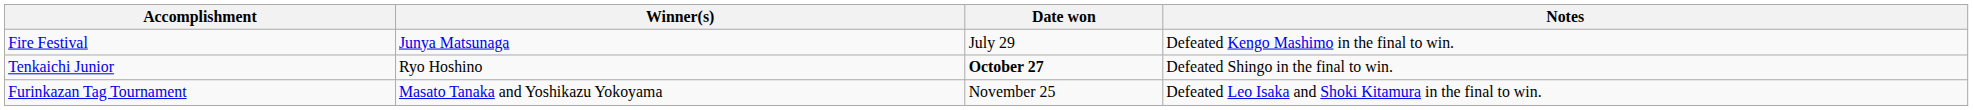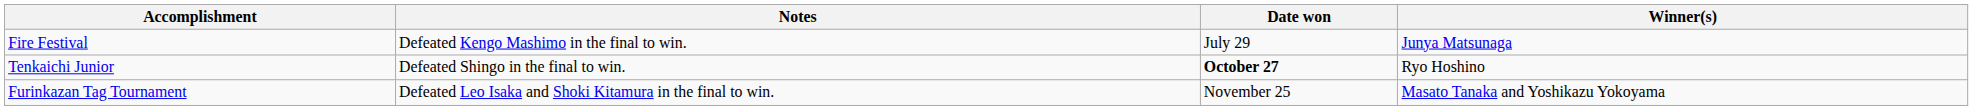columns swapped: (680, 17) <-> (1565, 17)
